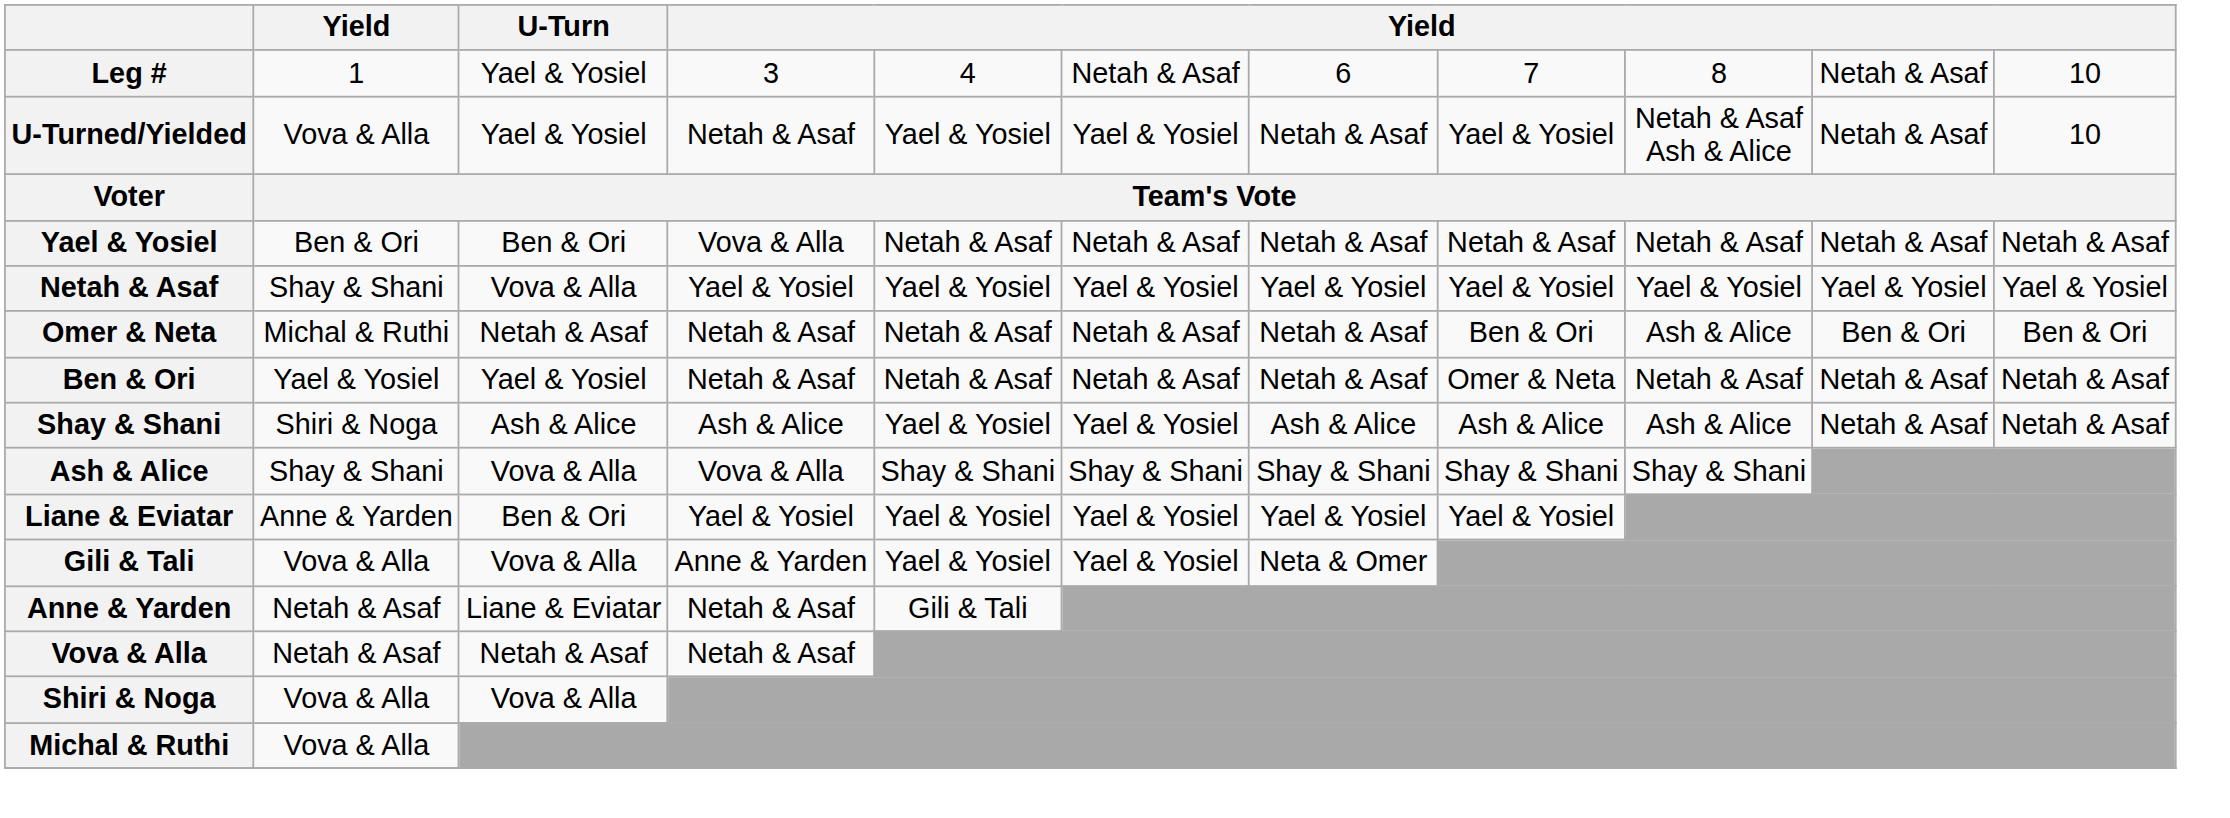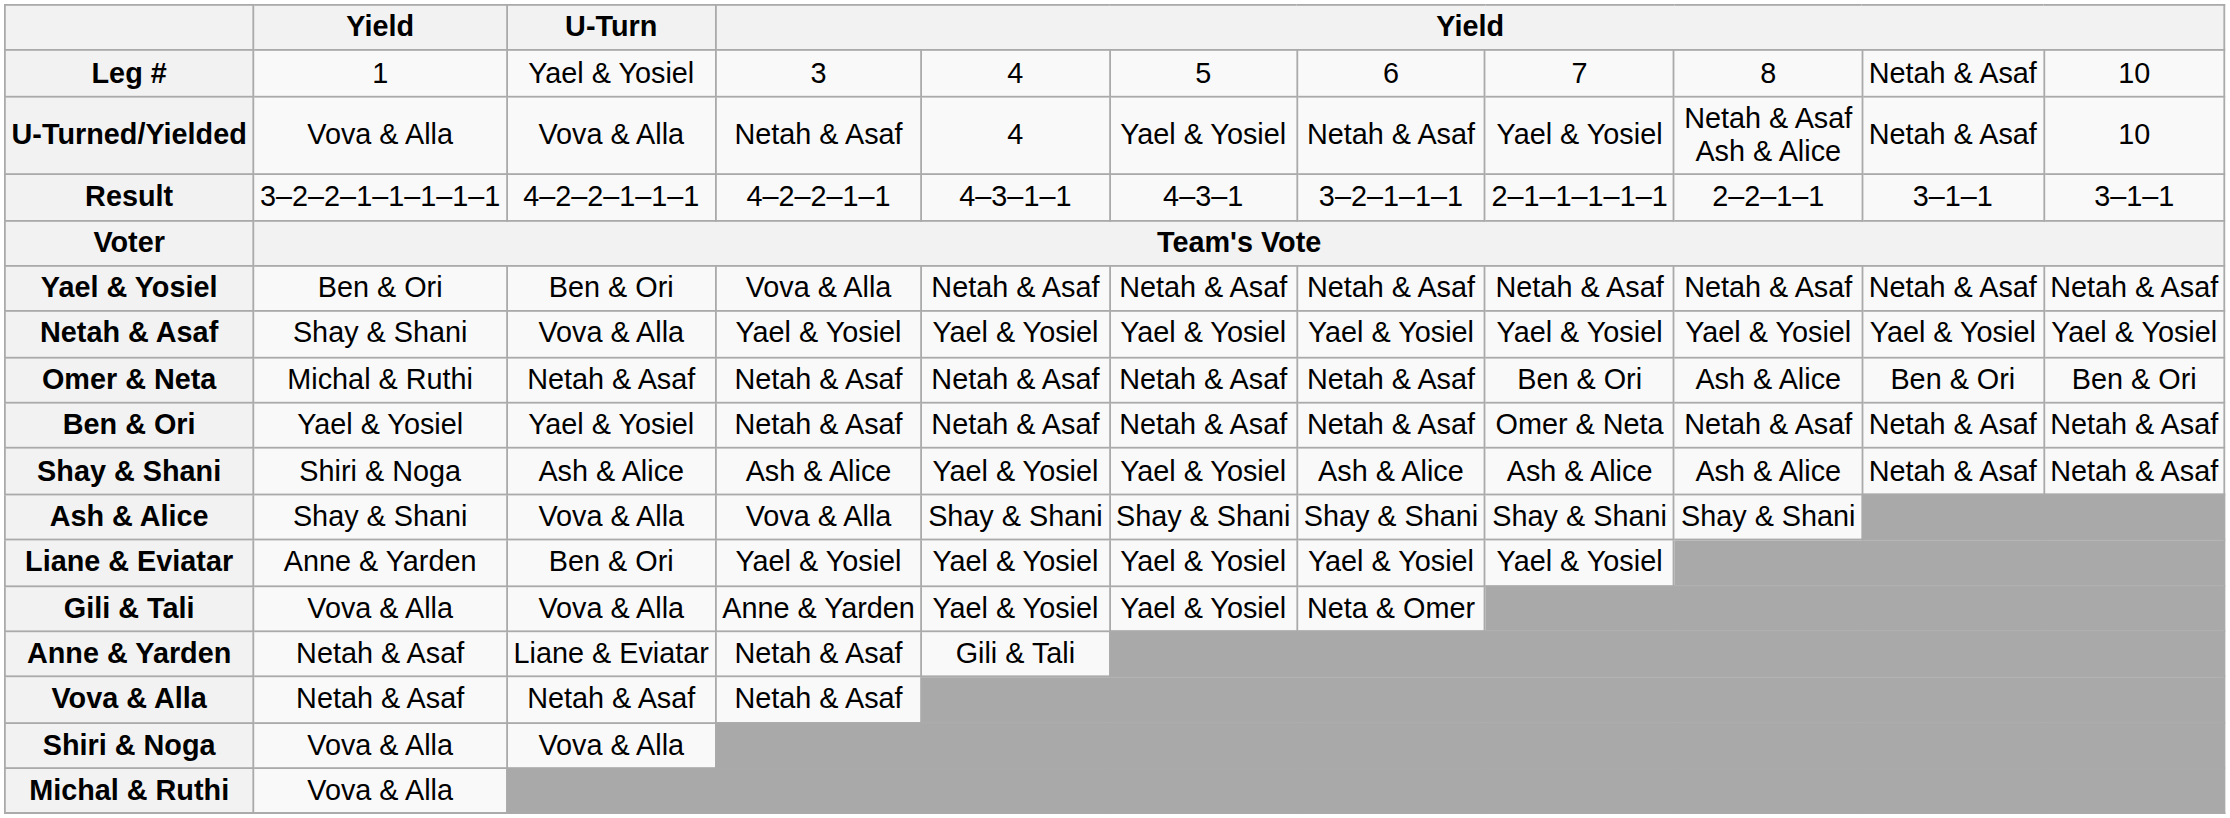(1156, 73) Netah & Asaf -> (1203, 73) 5
(564, 134) Yael & Yosiel -> (611, 134) Vova & Alla
(968, 134) Yael & Yosiel -> (1015, 134) 4
+ row: (129, 196)
